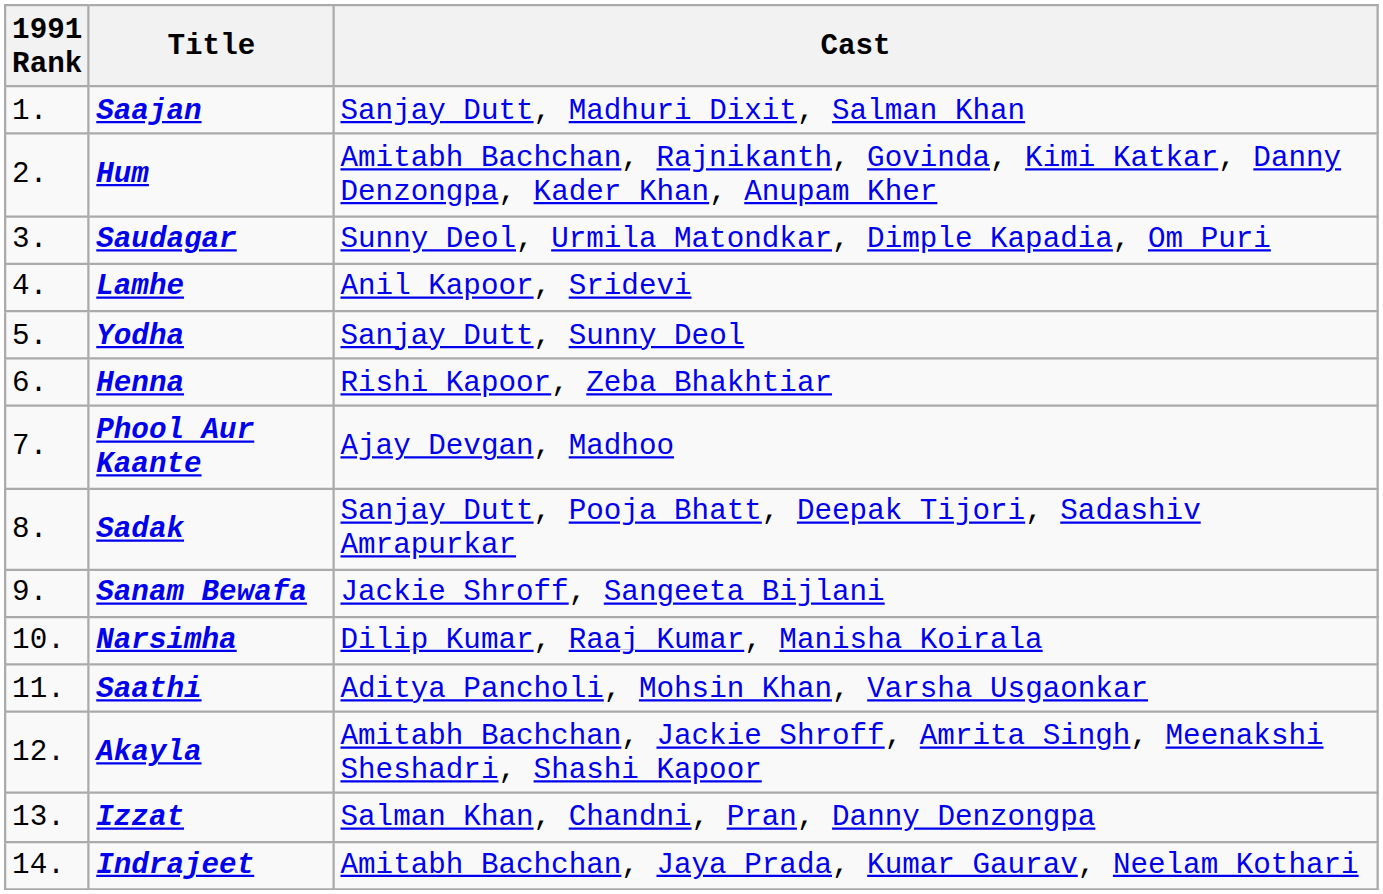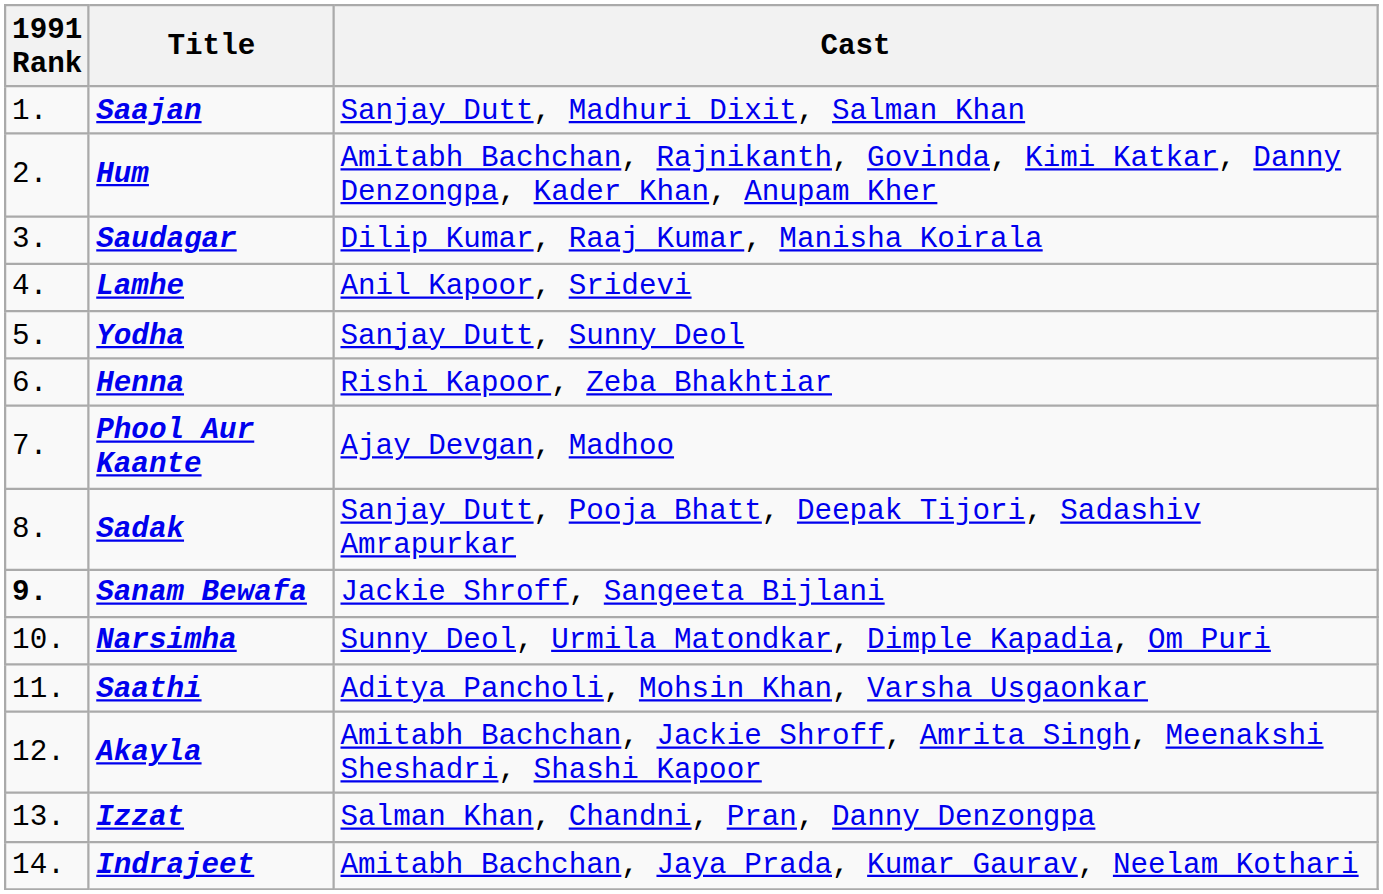(806, 239) Sunny Deol, Urmila Matondkar, Dimple Kapadia, Om Puri -> (692, 239) Dilip Kumar, Raaj Kumar, Manisha Koirala
(30, 593) normal -> (30, 593) bold
(692, 641) Dilip Kumar, Raaj Kumar, Manisha Koirala -> (806, 641) Sunny Deol, Urmila Matondkar, Dimple Kapadia, Om Puri
